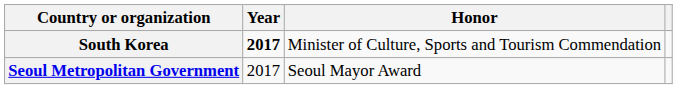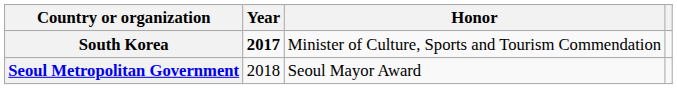(263, 70) 2017 -> (263, 70) 2018
